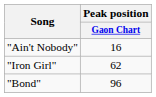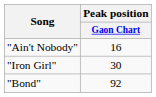(116, 65) 62 -> (116, 65) 30
(116, 83) 96 -> (116, 83) 92
